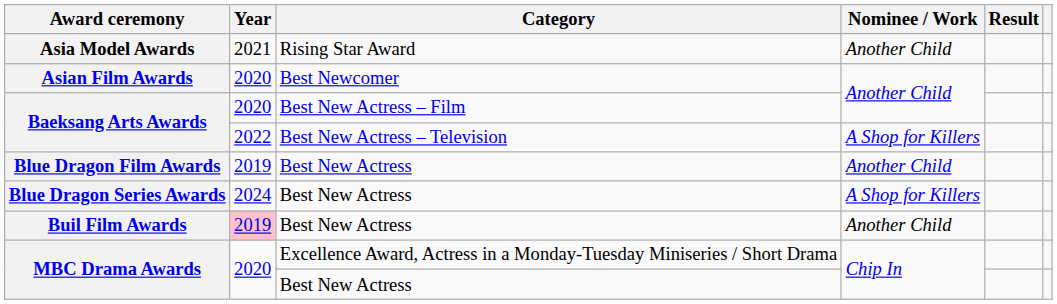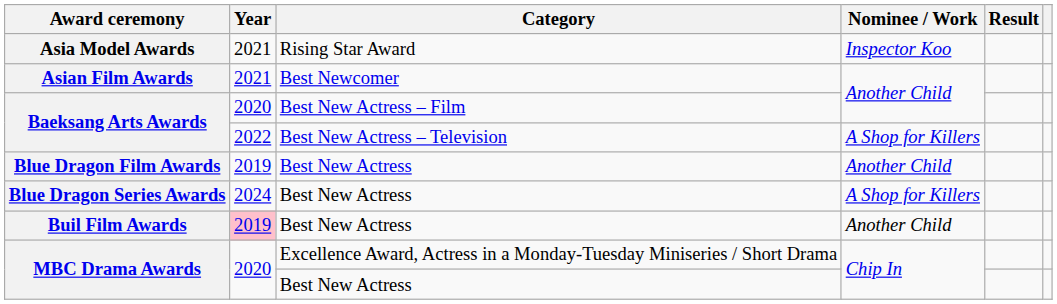(899, 48) Another Child -> (899, 48) Inspector Koo
(253, 78) 2020 -> (253, 78) 2021
